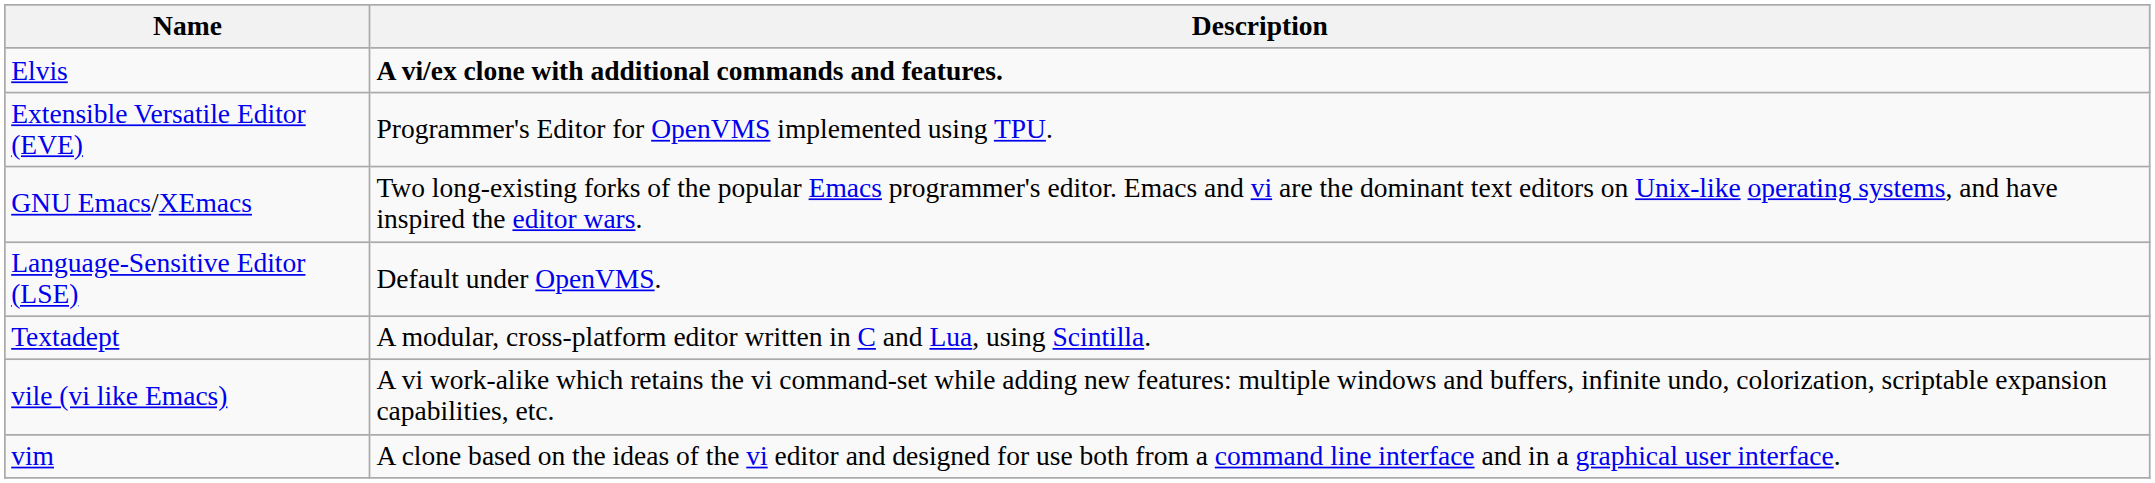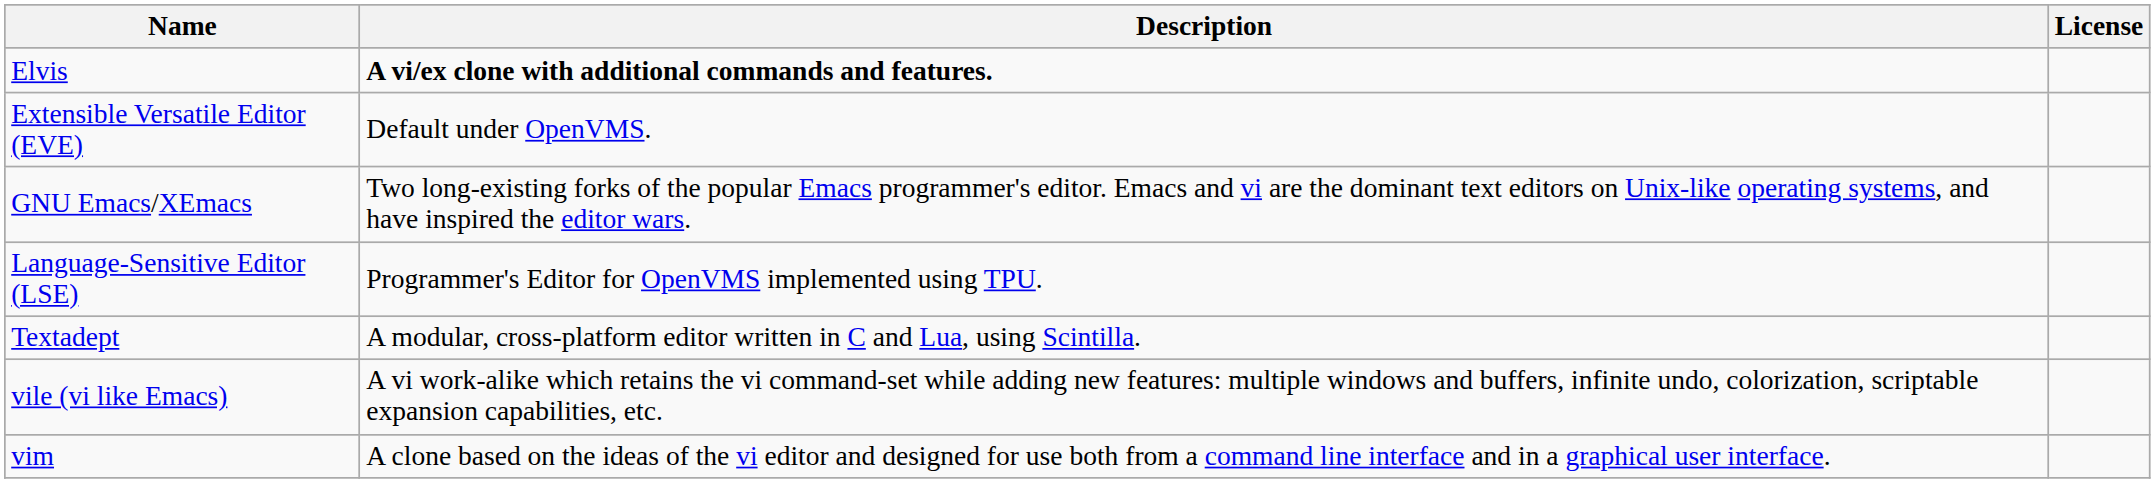+ column: (2099, 26)
(715, 129) Programmer's Editor for OpenVMS implemented using TPU. -> (509, 129) Default under OpenVMS.
(519, 278) Default under OpenVMS. -> (704, 278) Programmer's Editor for OpenVMS implemented using TPU.
